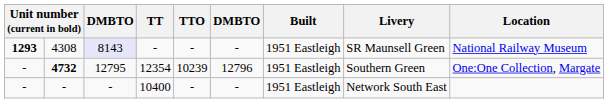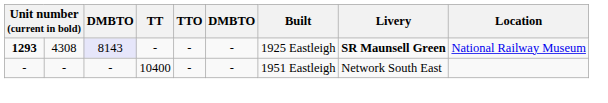(303, 48) 1951 Eastleigh -> (298, 48) 1925 Eastleigh
(396, 48) normal -> (393, 48) bold
- row: (64, 68)
